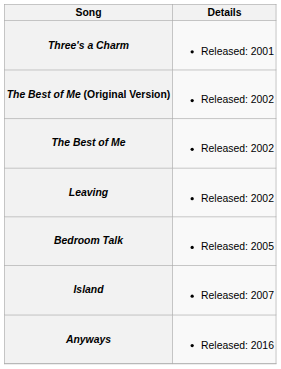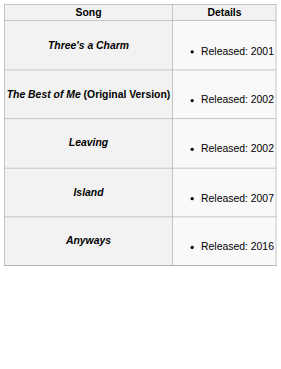- row: (88, 143)
- row: (88, 241)
